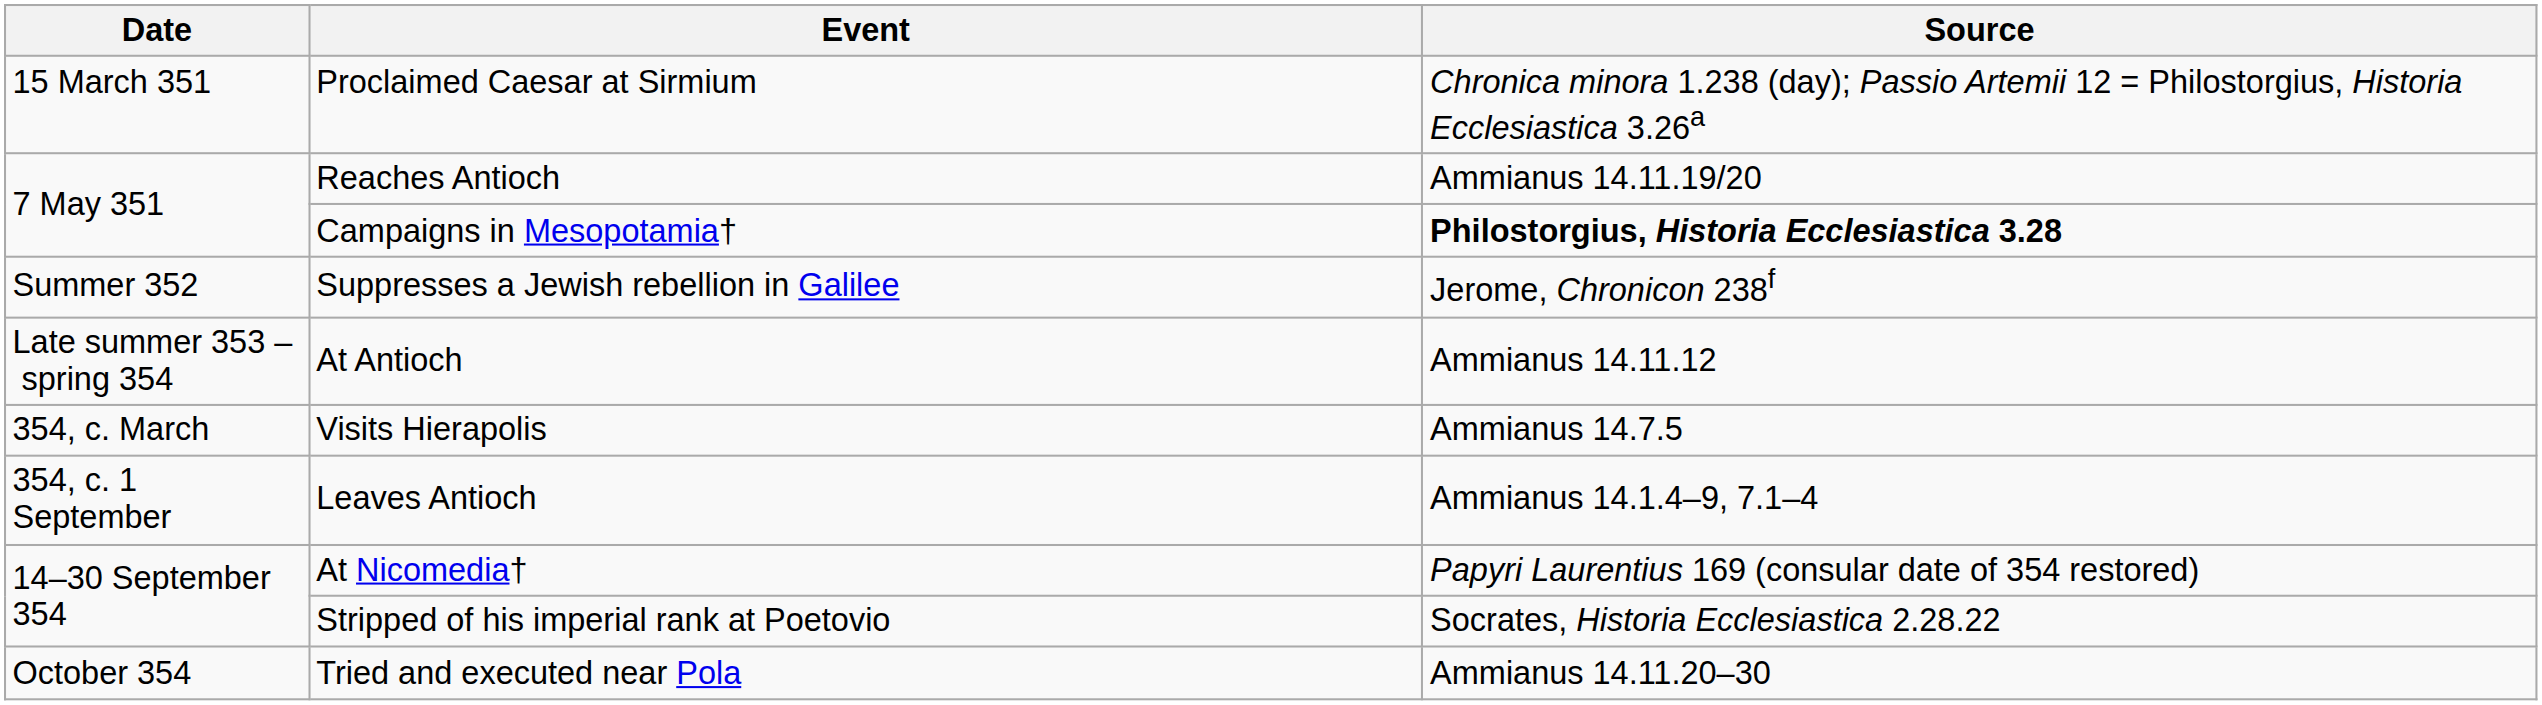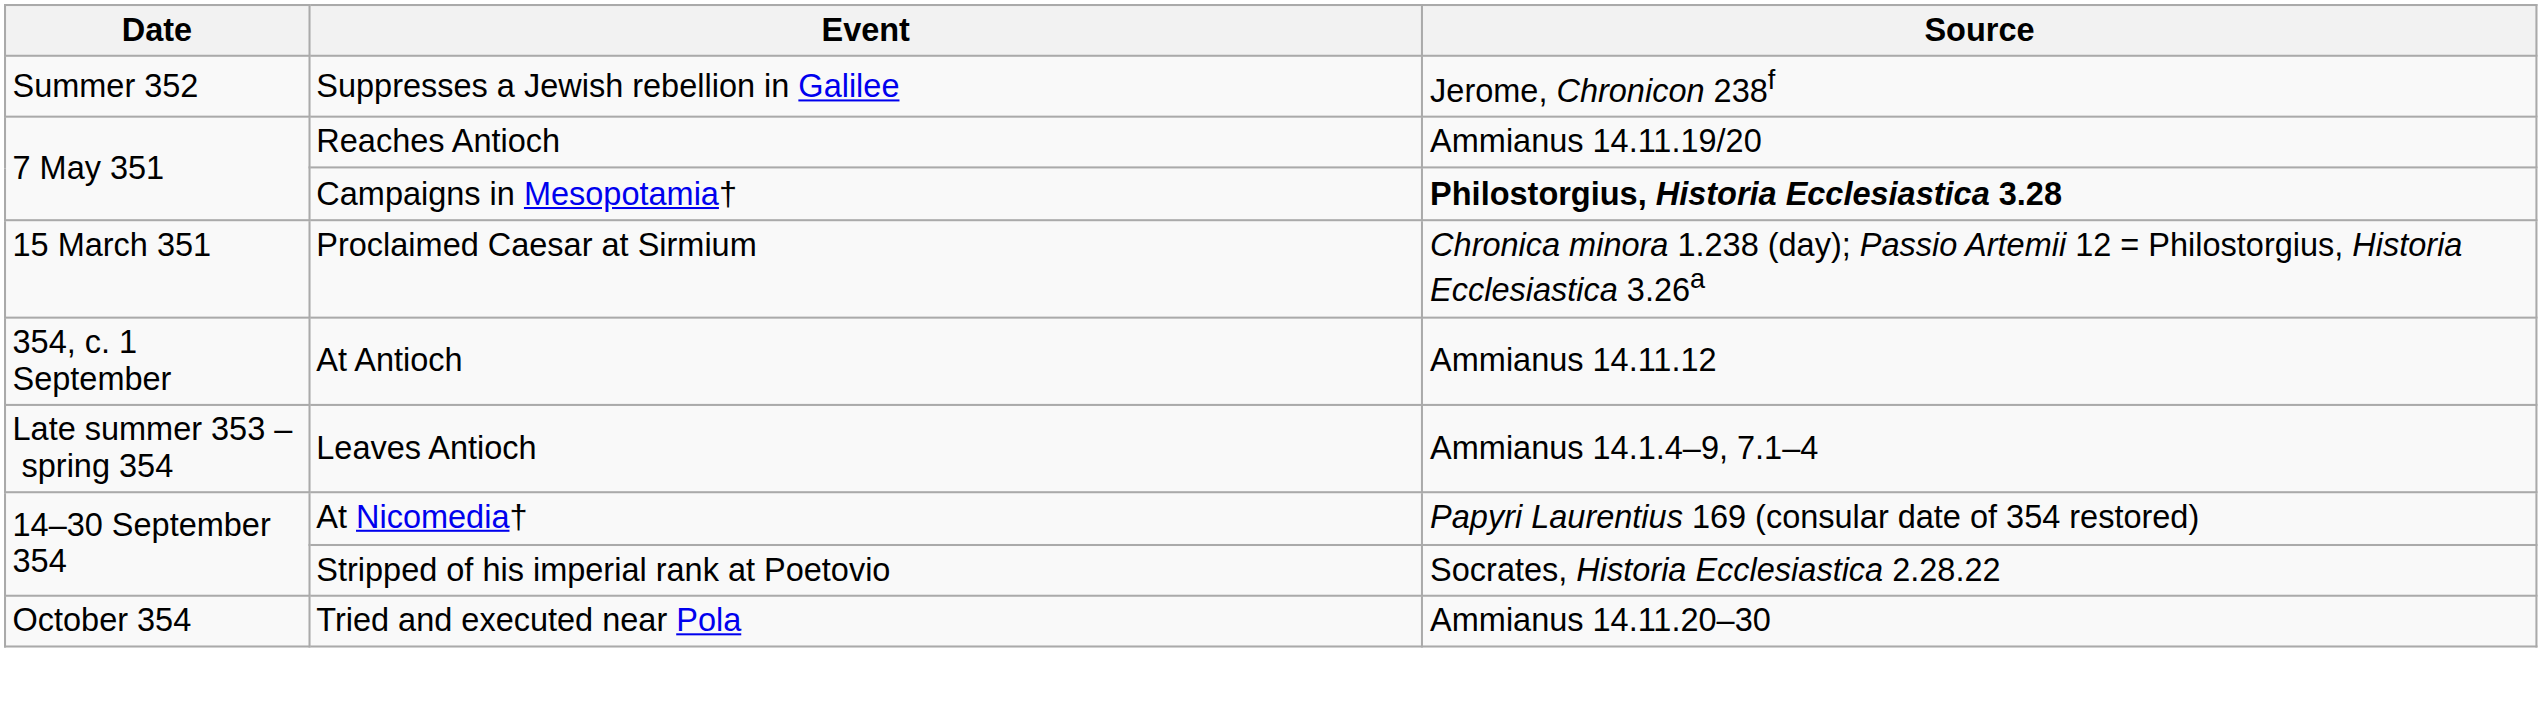rows swapped: (537, 81) <-> (608, 286)
(152, 360) Late summer 353 – spring 354 -> (92, 360) 354, c. 1 September
- row: (432, 429)
(92, 499) 354, c. 1 September -> (152, 448) Late summer 353 – spring 354
